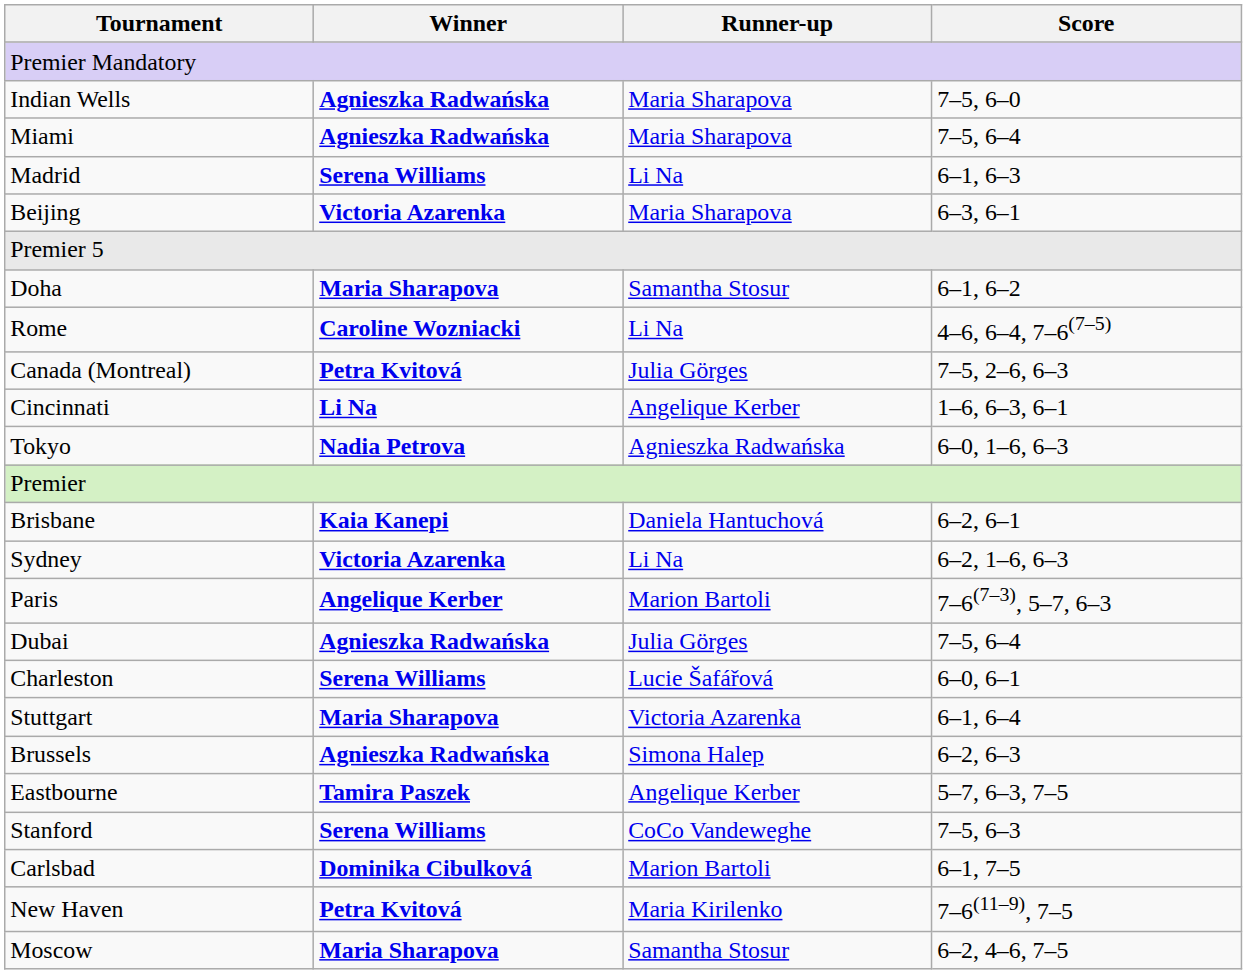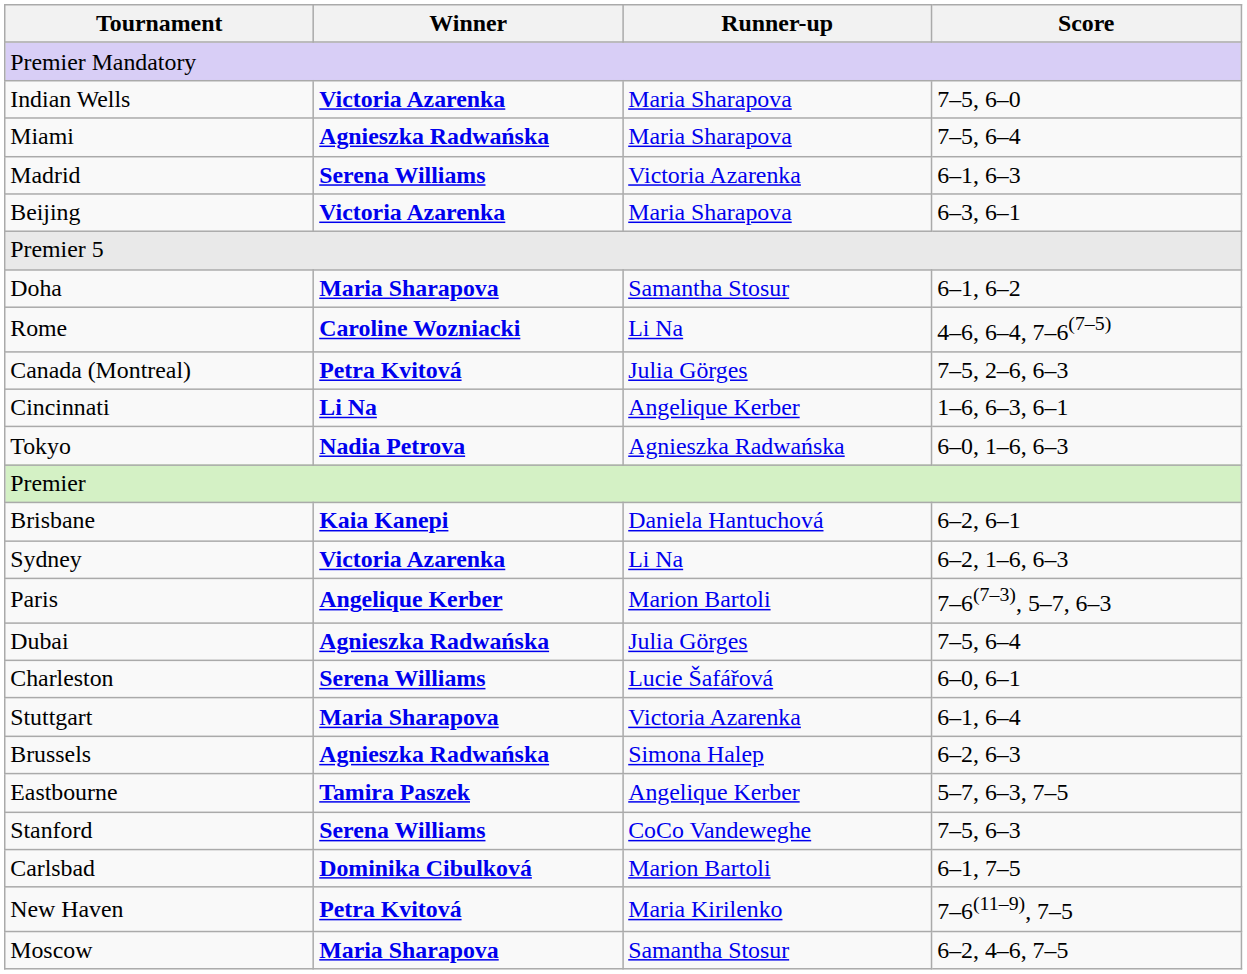(434, 99) Agnieszka Radwańska -> (412, 99) Victoria Azarenka
(656, 174) Li Na -> (715, 174) Victoria Azarenka
